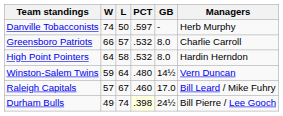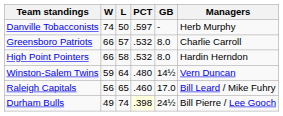(108, 57) 64 -> (108, 57) 66
(108, 88) 57 -> (108, 88) 56
(124, 88) 67 -> (124, 88) 65
